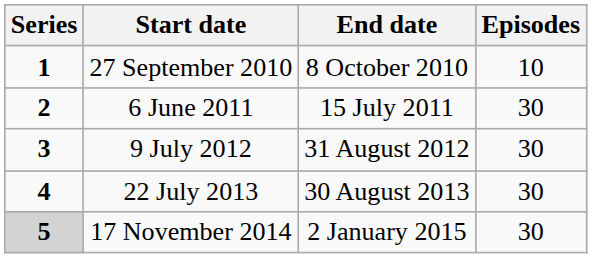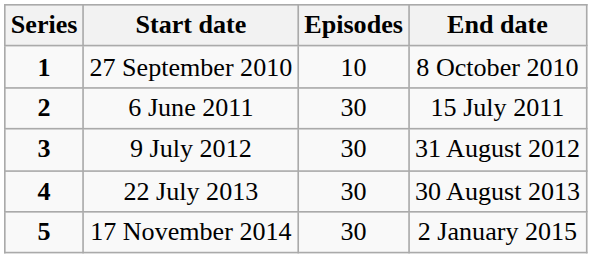columns swapped: (387, 25) <-> (531, 25)
(44, 231) lightgrey background -> (44, 231) no background
